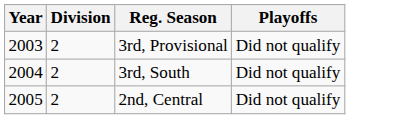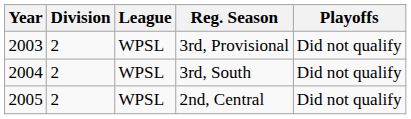+ column: (145, 18)
